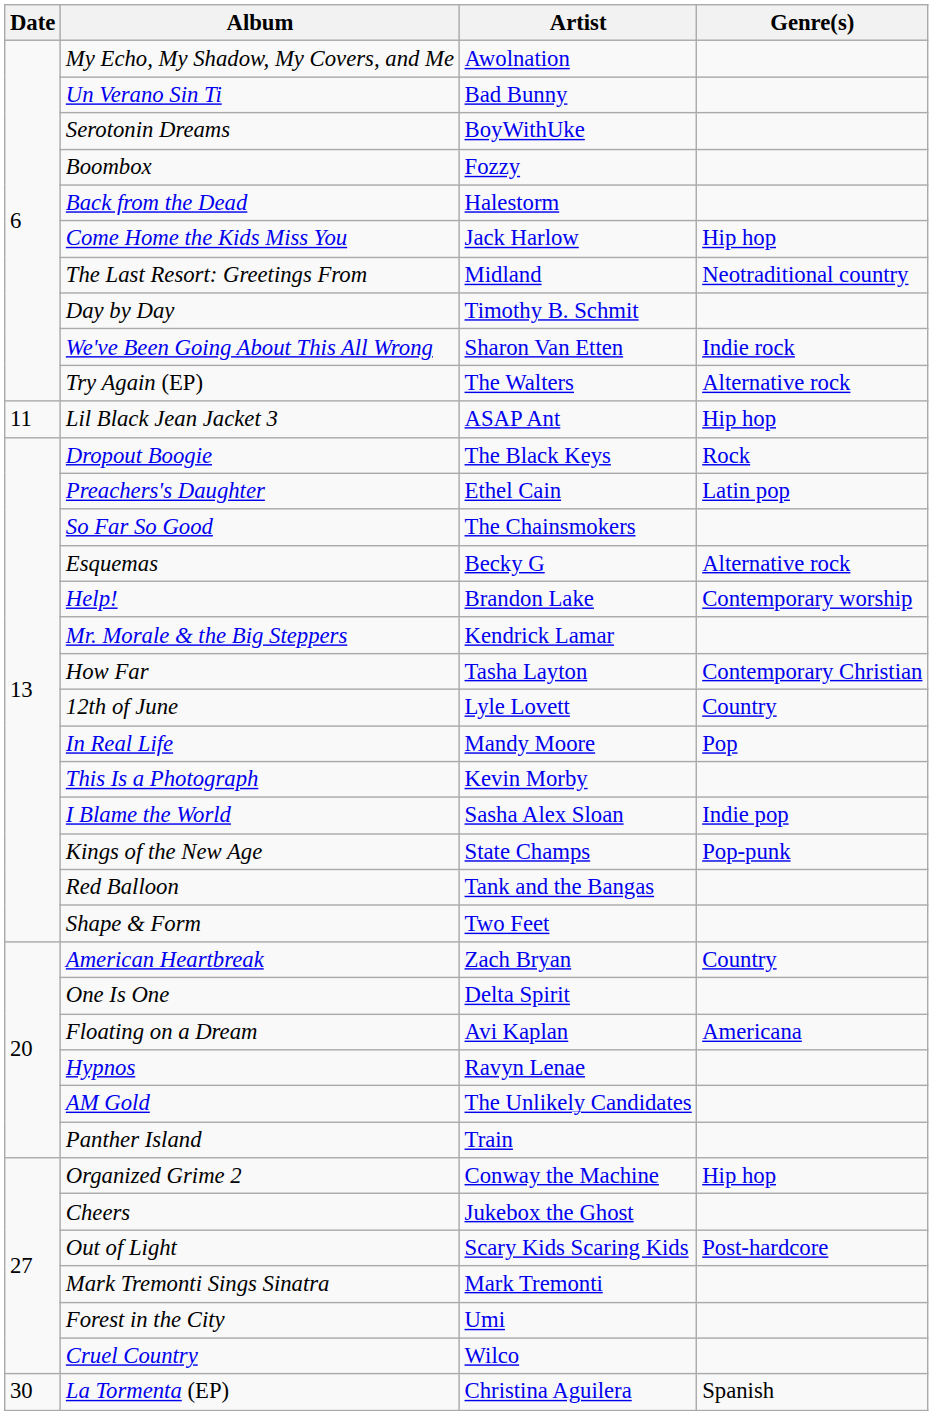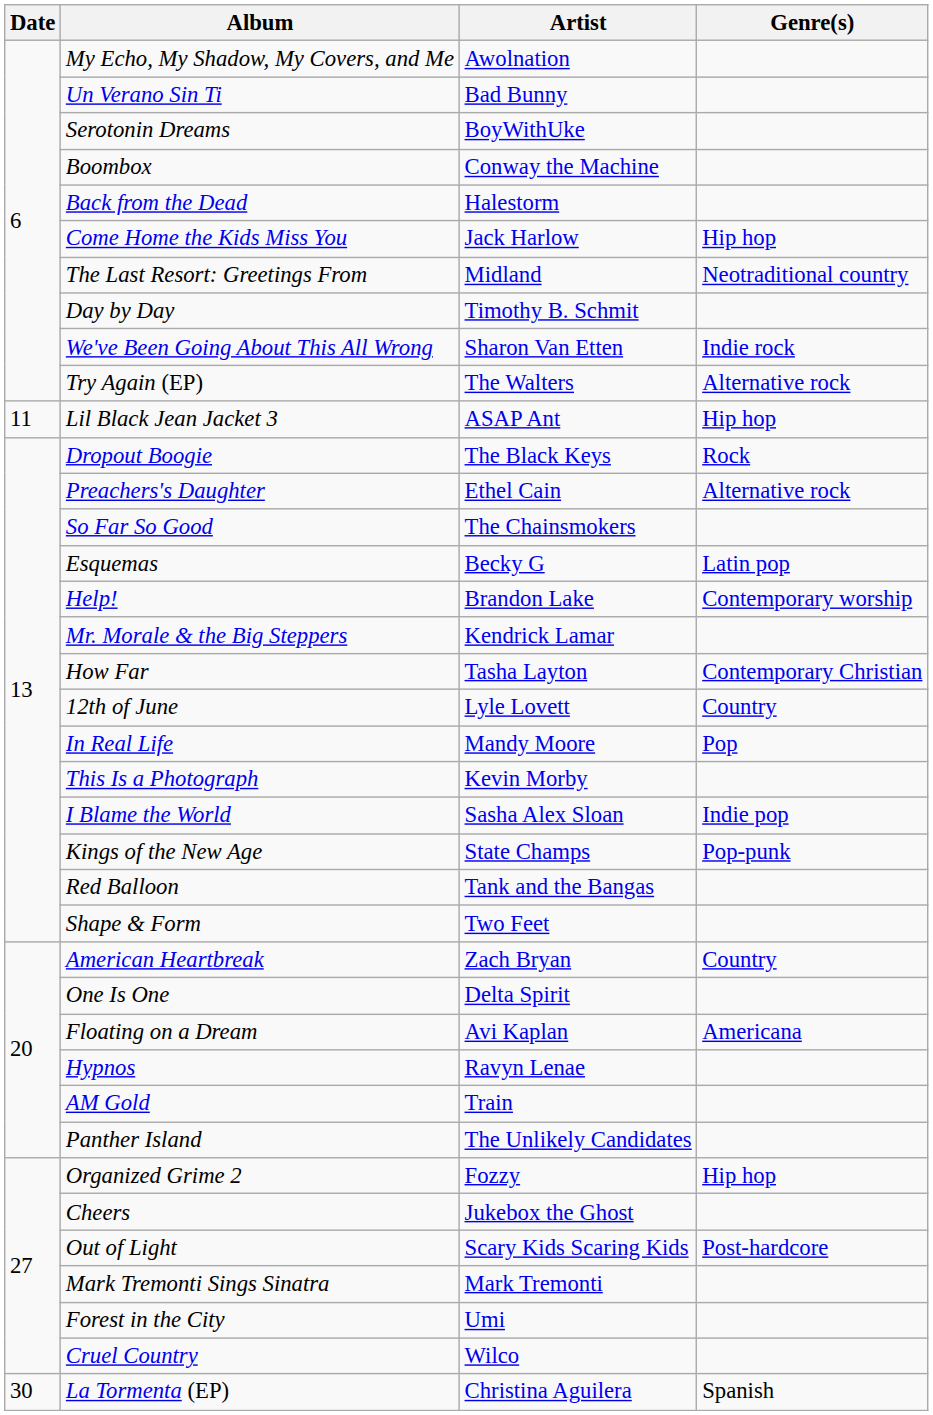(492, 166) Fozzy -> (562, 166) Conway the Machine
(746, 490) Latin pop -> (776, 490) Alternative rock
(776, 563) Alternative rock -> (746, 563) Latin pop
(578, 1103) The Unlikely Candidates -> (489, 1103) Train
(489, 1139) Train -> (578, 1139) The Unlikely Candidates
(562, 1175) Conway the Machine -> (492, 1175) Fozzy
